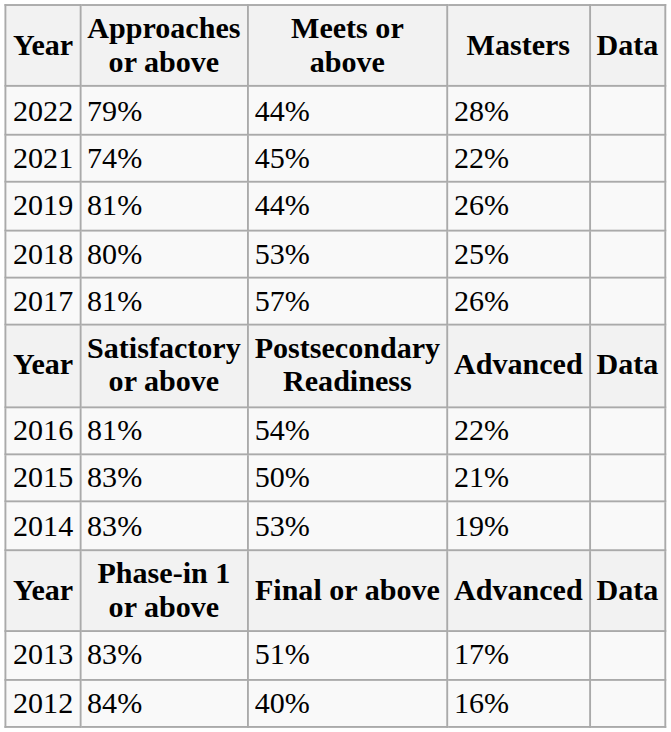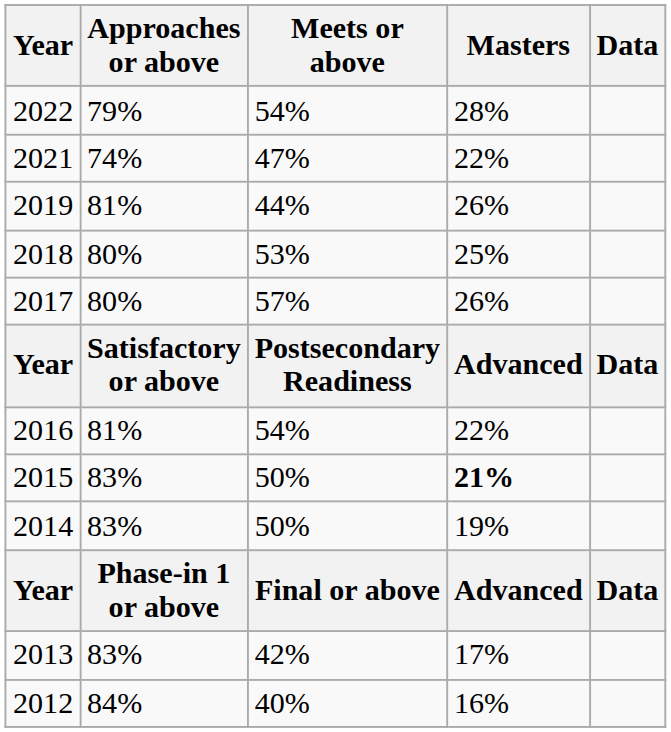(282, 109) 44% -> (282, 109) 54%
(282, 157) 45% -> (282, 157) 47%
(115, 300) 81% -> (115, 300) 80%
(482, 477) normal -> (484, 477) bold
(282, 525) 53% -> (282, 525) 50%
(282, 654) 51% -> (282, 654) 42%
